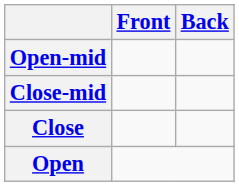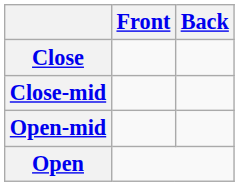rows swapped: (58, 127) <-> (58, 57)
